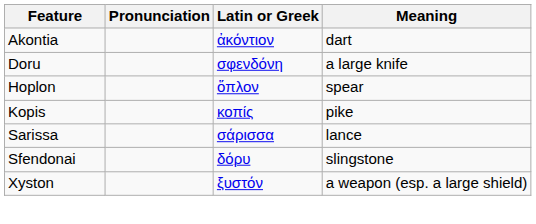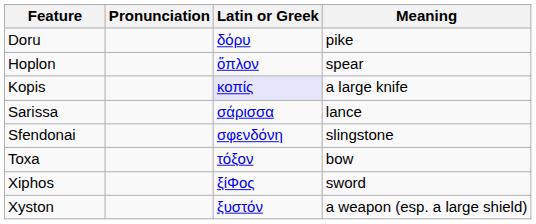- row: (33, 40)
(250, 64) σφενδόνη -> (234, 40) δόρυ
(367, 64) a large knife -> (340, 40) pike
(235, 111) no background -> (235, 87) lavender background
(340, 111) pike -> (367, 87) a large knife
(234, 159) δόρυ -> (250, 135) σφενδόνη
+ row: (24, 159)
+ row: (31, 183)
